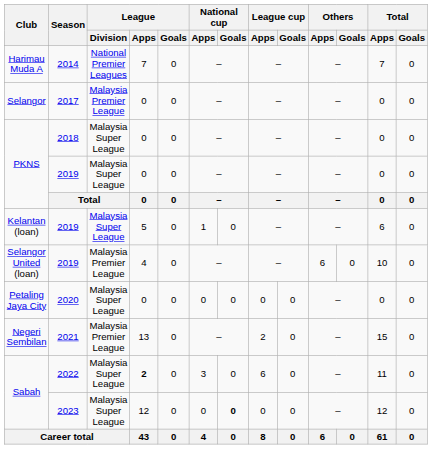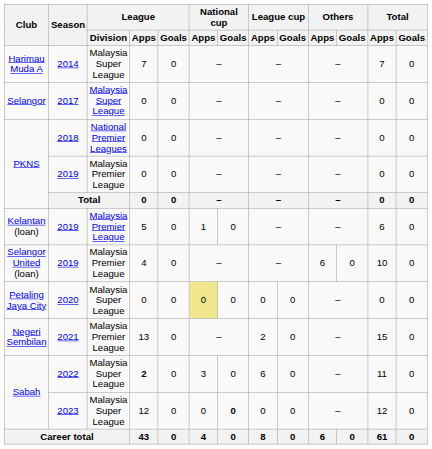(108, 64) National Premier Leagues -> (108, 64) Malaysia Super League
(108, 100) Malaysia Premier League -> (108, 100) Malaysia Super League
(108, 137) Malaysia Super League -> (108, 137) National Premier Leagues
(108, 174) Malaysia Super League -> (108, 174) Malaysia Premier League
(108, 226) Malaysia Super League -> (108, 226) Malaysia Premier League
(203, 300) no background -> (203, 300) khaki background
